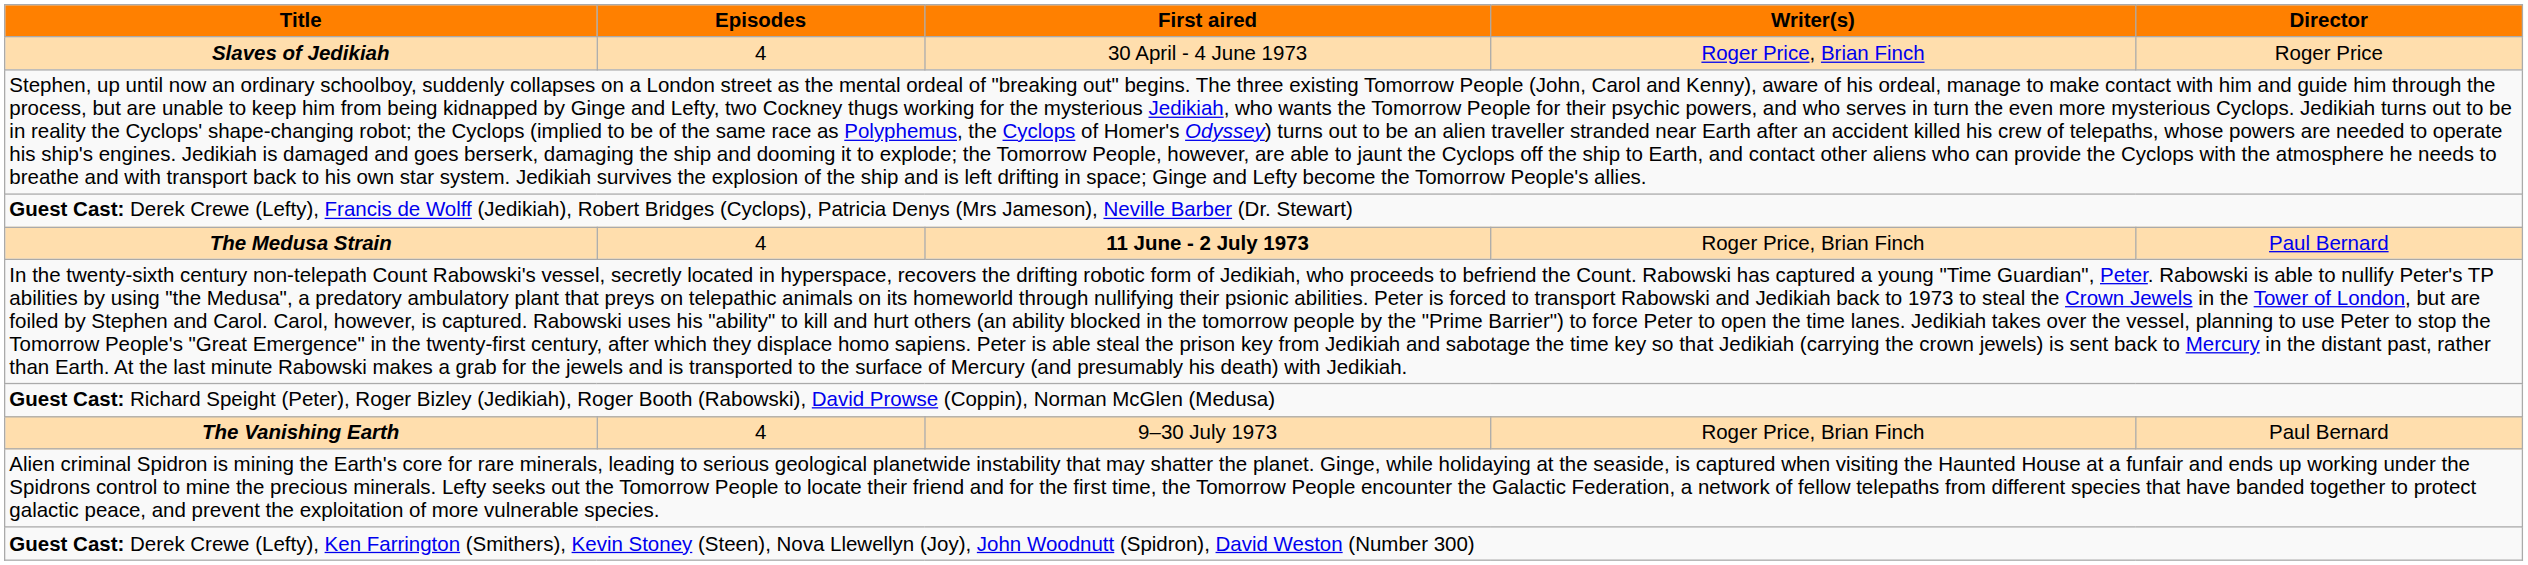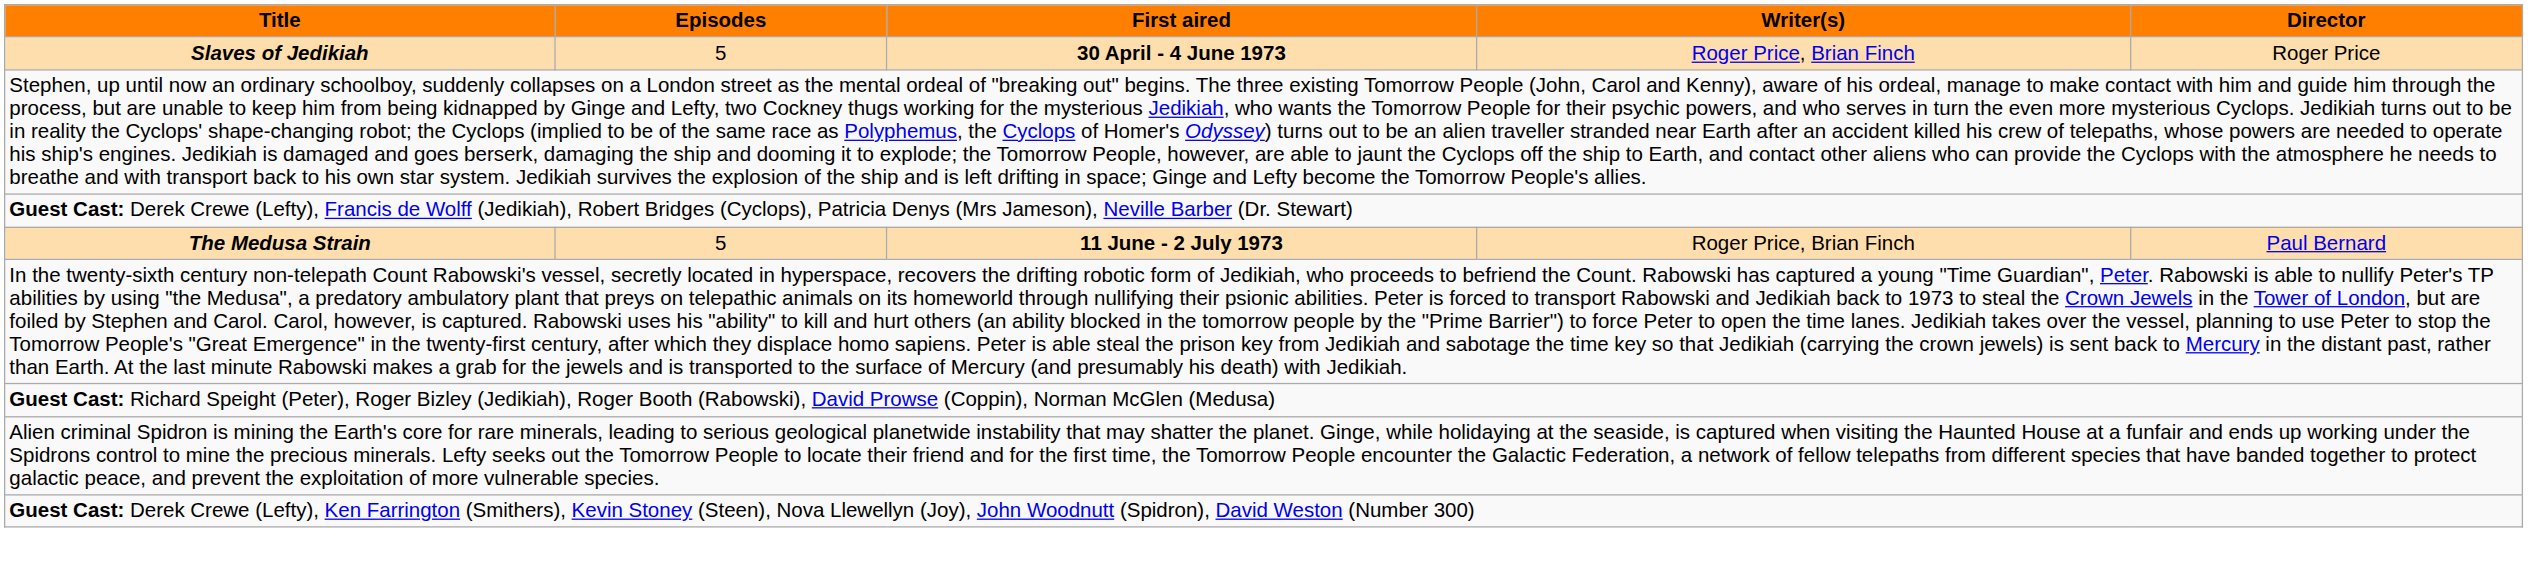(761, 53) 4 -> (721, 53) 5
(1208, 53) normal -> (1181, 53) bold
(761, 242) 4 -> (721, 242) 5
- row: (301, 432)
